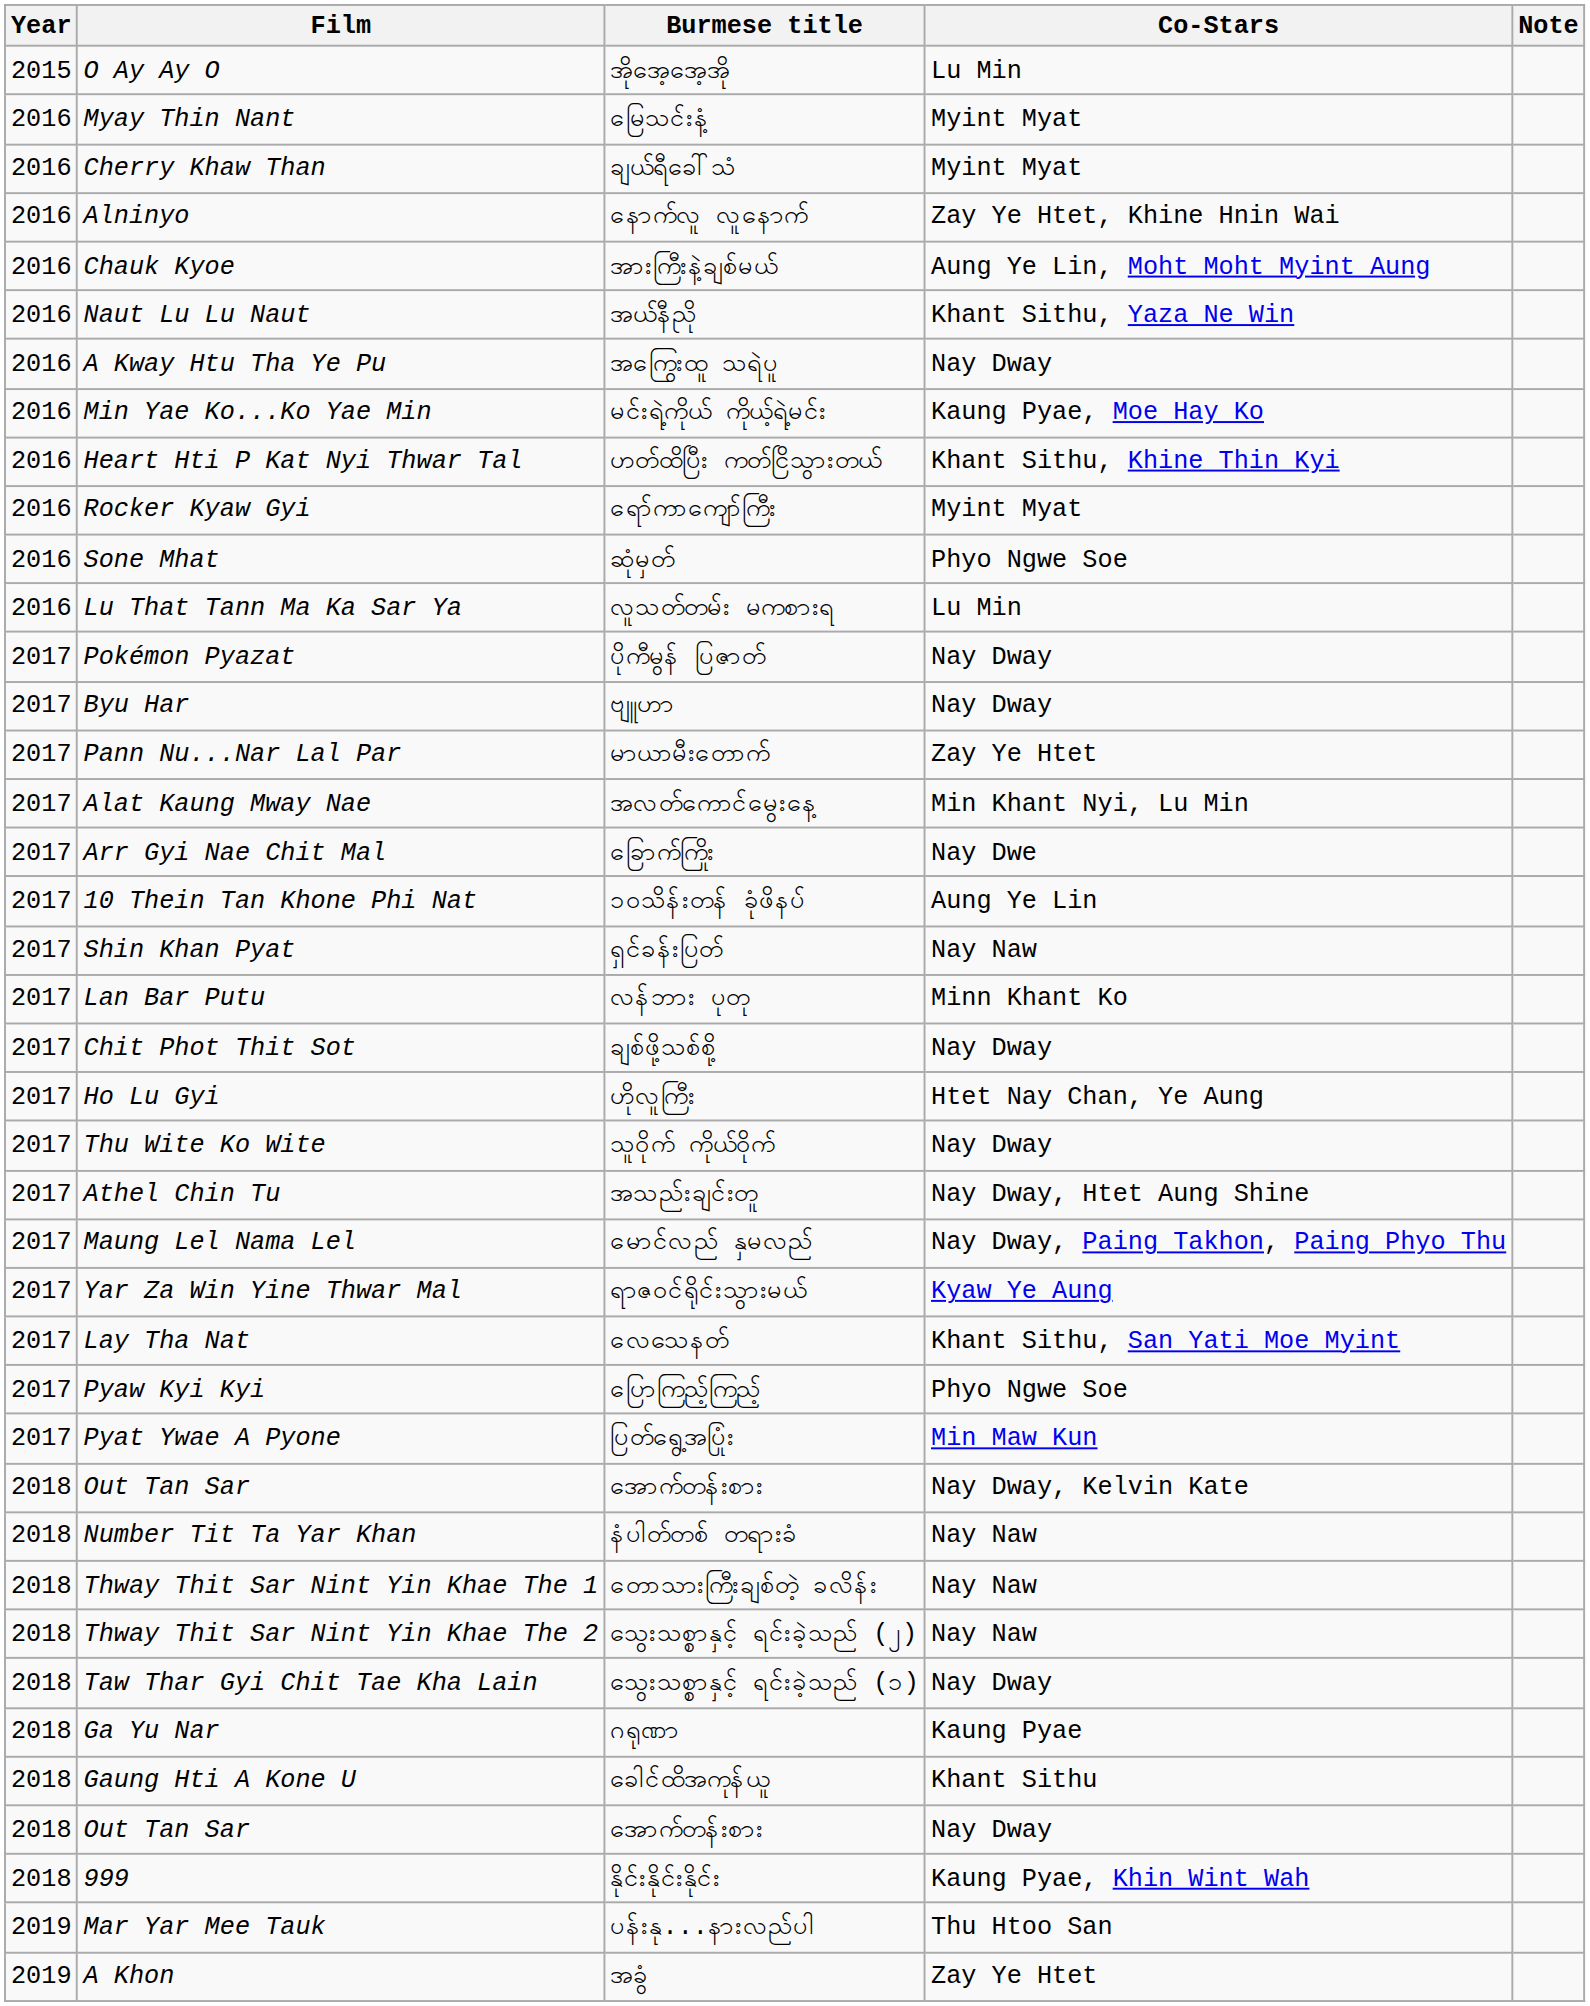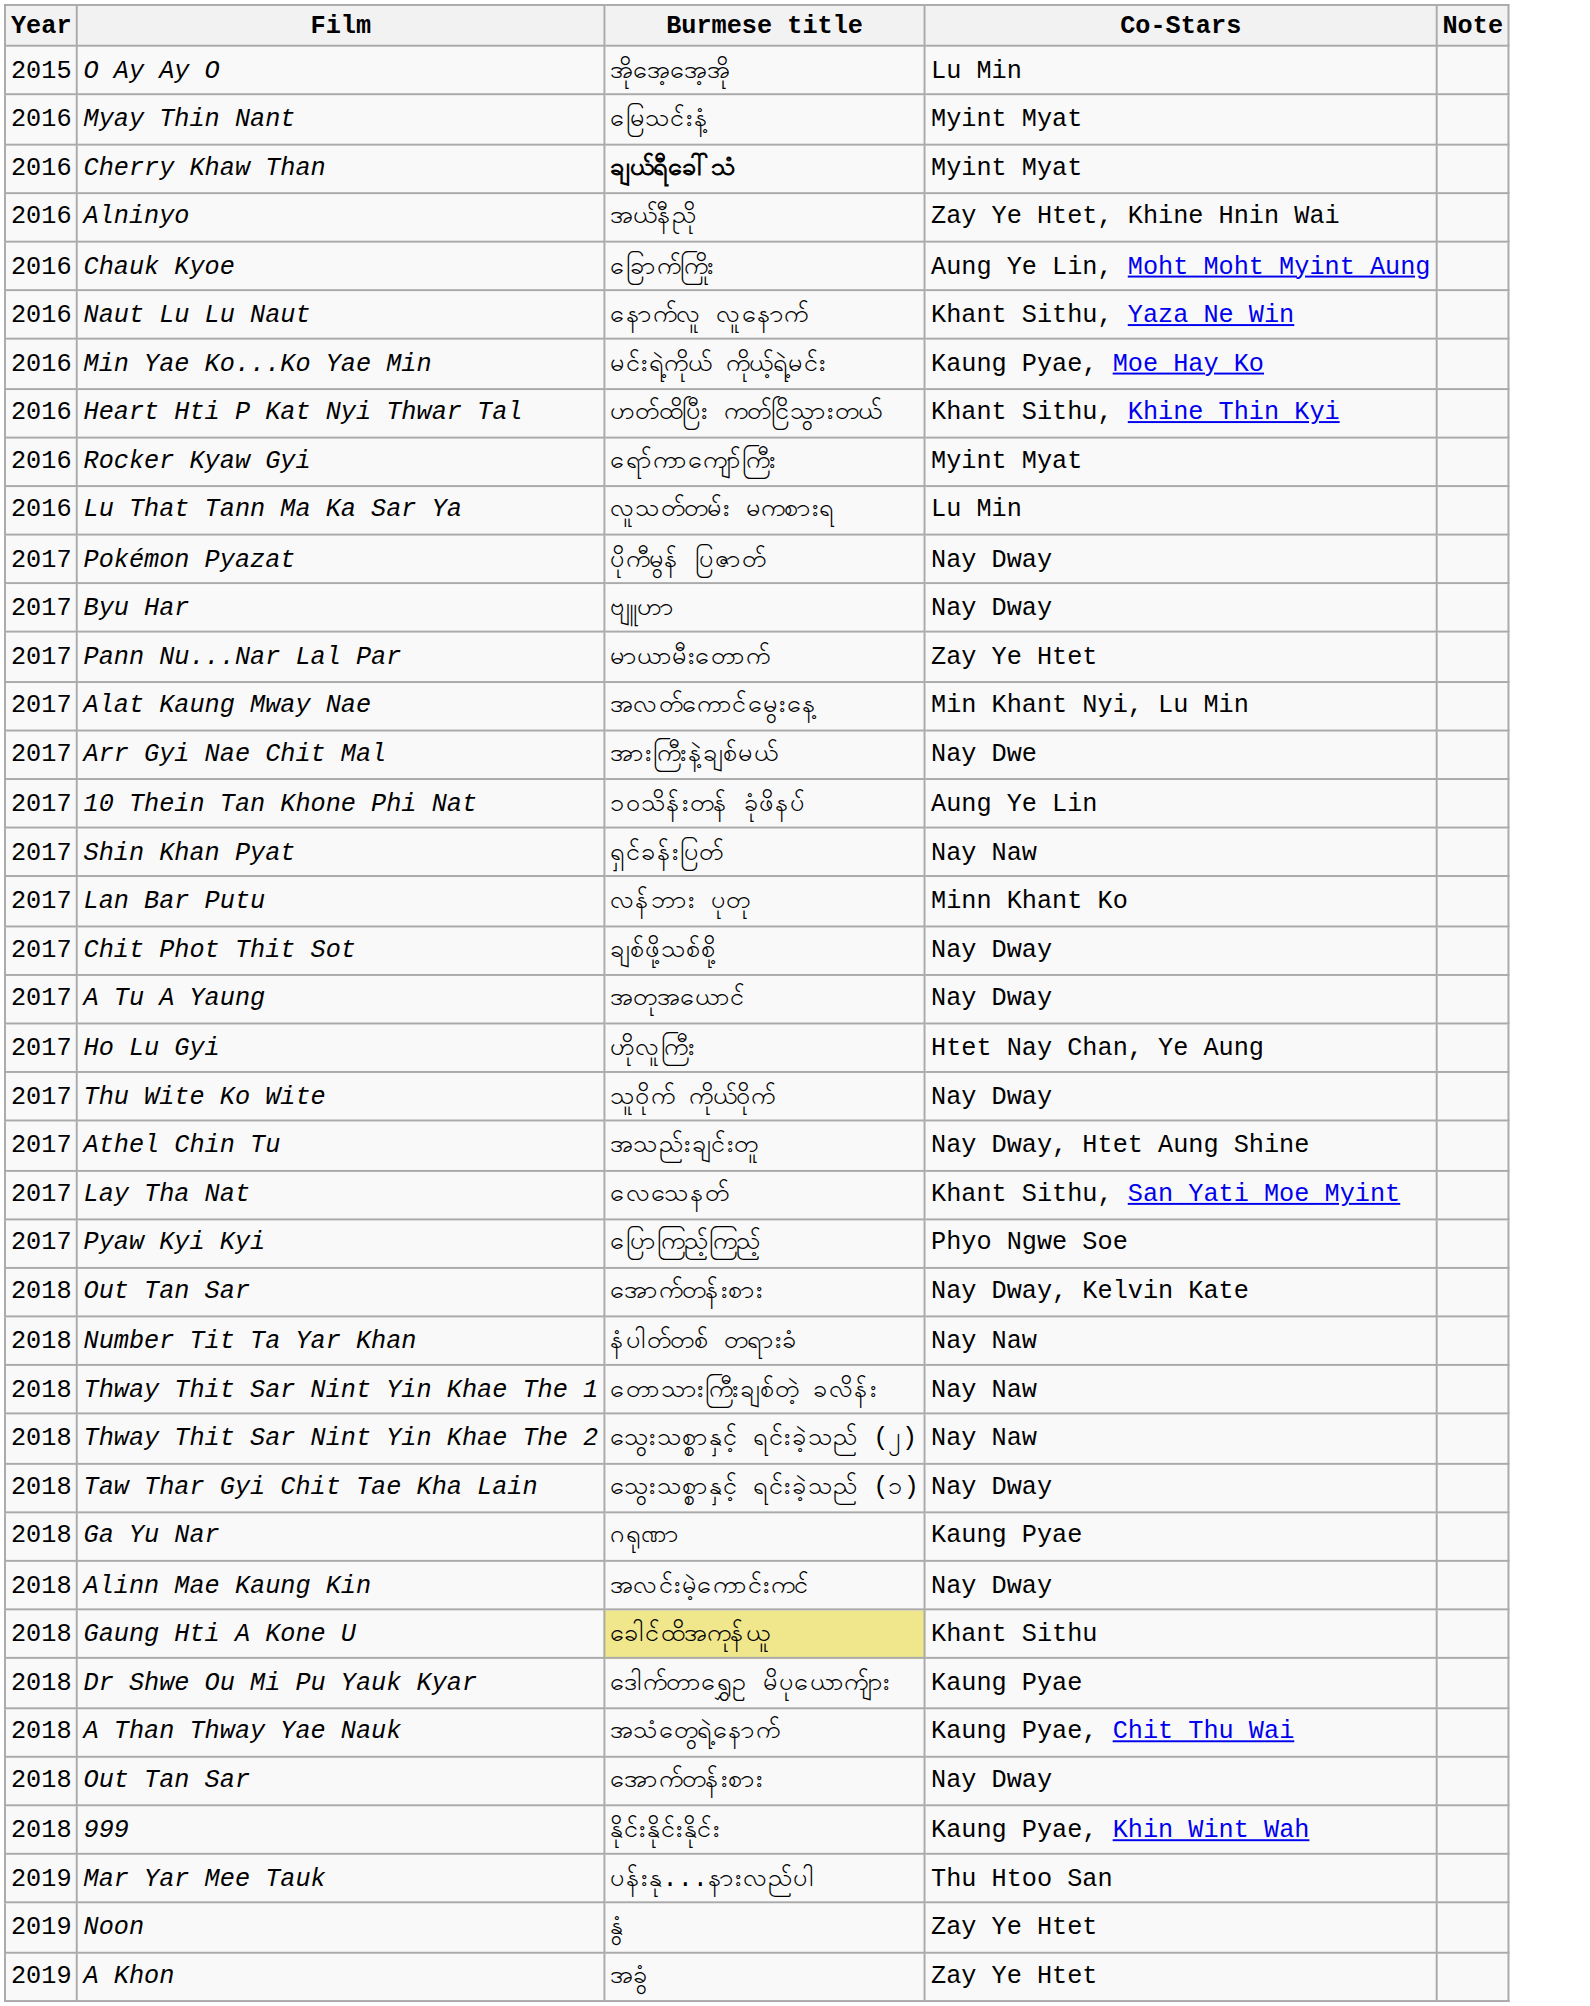(673, 168) normal -> (673, 168) bold
(709, 217) နောက်လူ လူနောက် -> (654, 217) အယ်နီညို
(694, 266) အားကြီးနဲ့ချစ်မယ် -> (663, 266) ခြောက်ကြိုး
(654, 315) အယ်နီညို -> (709, 315) နောက်လူ လူနောက်
- row: (235, 364)
- row: (152, 559)
(663, 852) ခြောက်ကြိုး -> (694, 755) အားကြီးနဲ့ချစ်မယ်
+ row: (174, 999)
- row: (220, 1243)
- row: (273, 1292)
- row: (212, 1439)
+ row: (227, 1585)
(690, 1781) no background -> (690, 1634) khaki background
+ row: (280, 1683)
+ row: (242, 1732)
+ row: (114, 1927)
